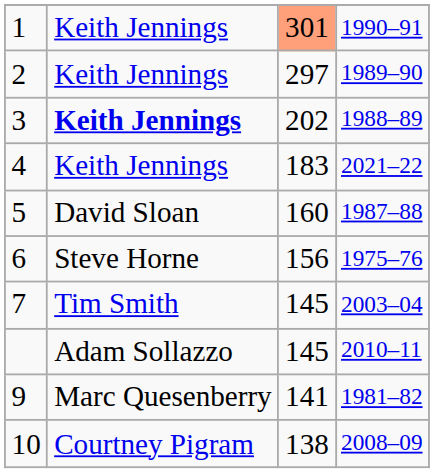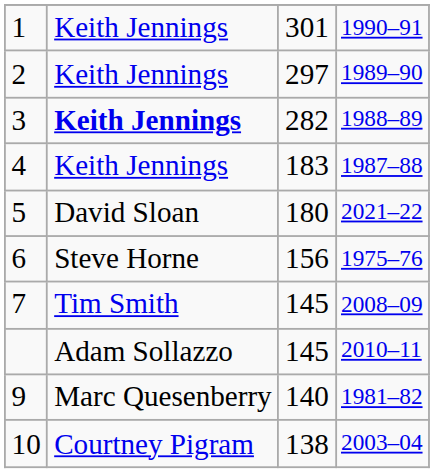(307, 27) lightsalmon background -> (307, 27) no background
(307, 119) 202 -> (307, 119) 282
(382, 166) 2021–22 -> (382, 166) 1987–88
(307, 212) 160 -> (307, 212) 180
(382, 212) 1987–88 -> (382, 212) 2021–22
(382, 304) 2003–04 -> (382, 304) 2008–09
(307, 397) 141 -> (307, 397) 140
(382, 443) 2008–09 -> (382, 443) 2003–04
